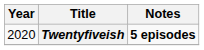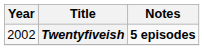(21, 34) 2020 -> (21, 34) 2002
